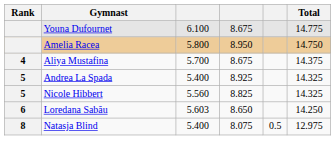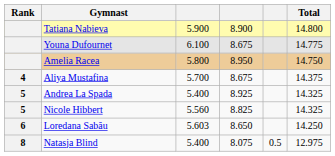+ row: (76, 29)
